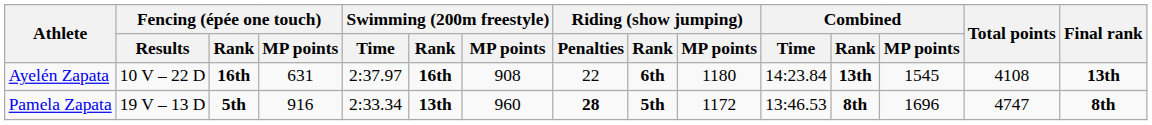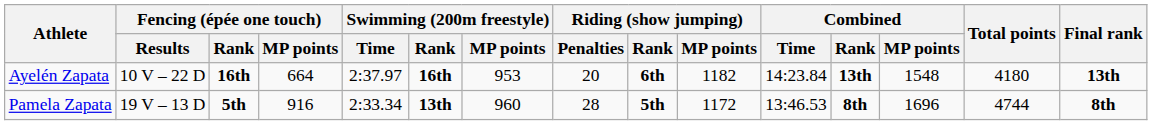(300, 76) 631 -> (300, 76) 664
(508, 76) 908 -> (508, 76) 953
(591, 76) 22 -> (591, 76) 20
(719, 76) 1180 -> (719, 76) 1182
(922, 76) 1545 -> (922, 76) 1548
(1012, 76) 4108 -> (1012, 76) 4180
(591, 105) bold -> (591, 105) normal
(1012, 105) 4747 -> (1012, 105) 4744
